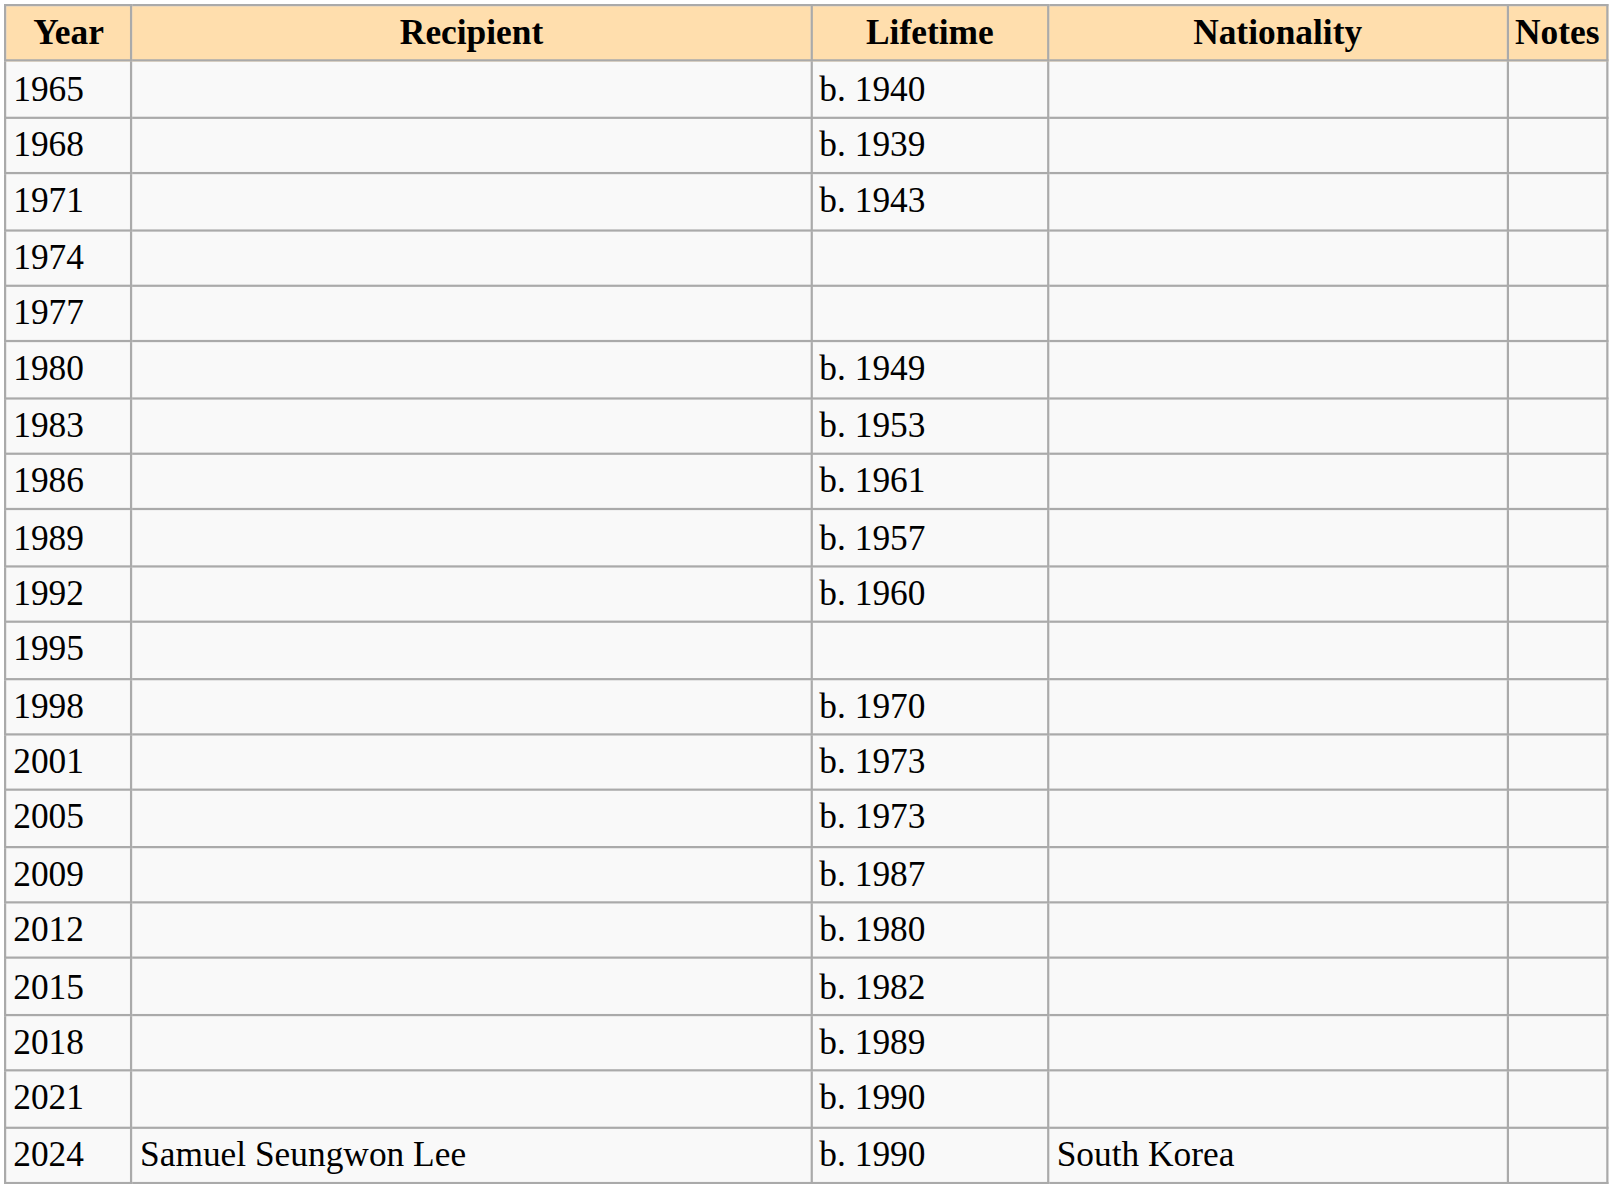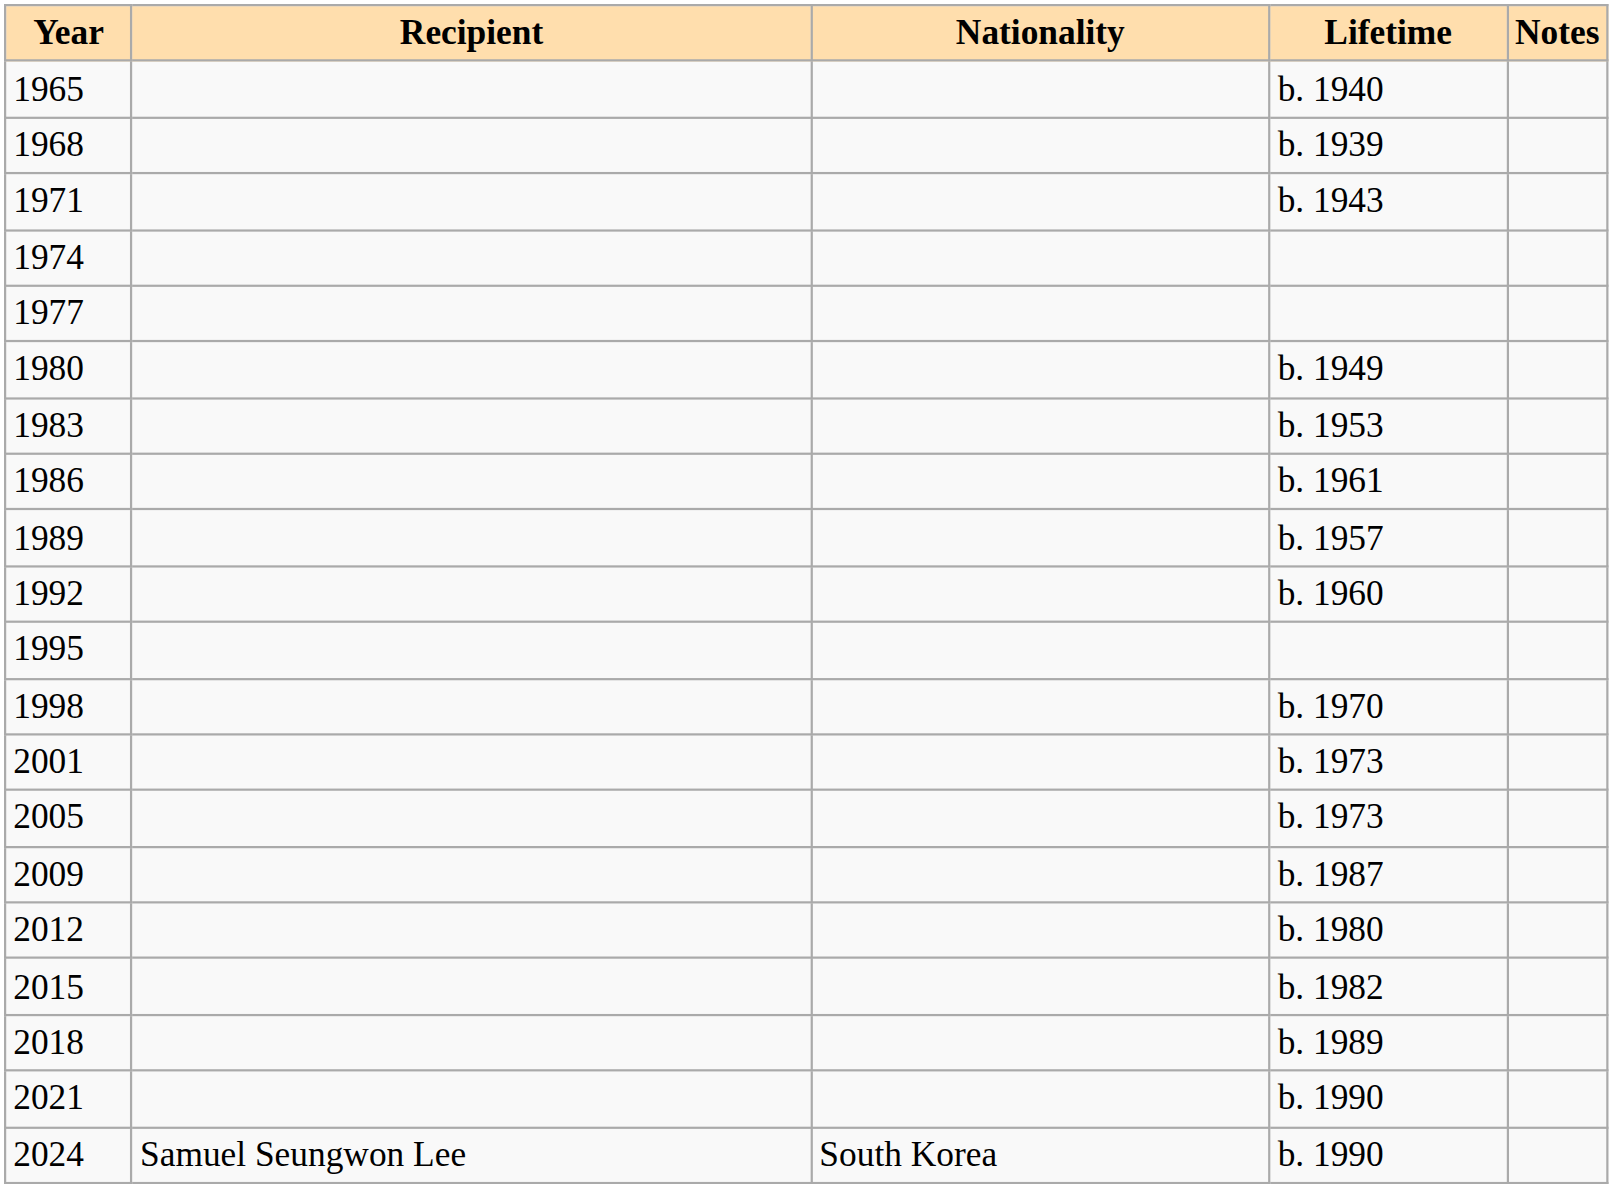columns swapped: (930, 32) <-> (1278, 32)
